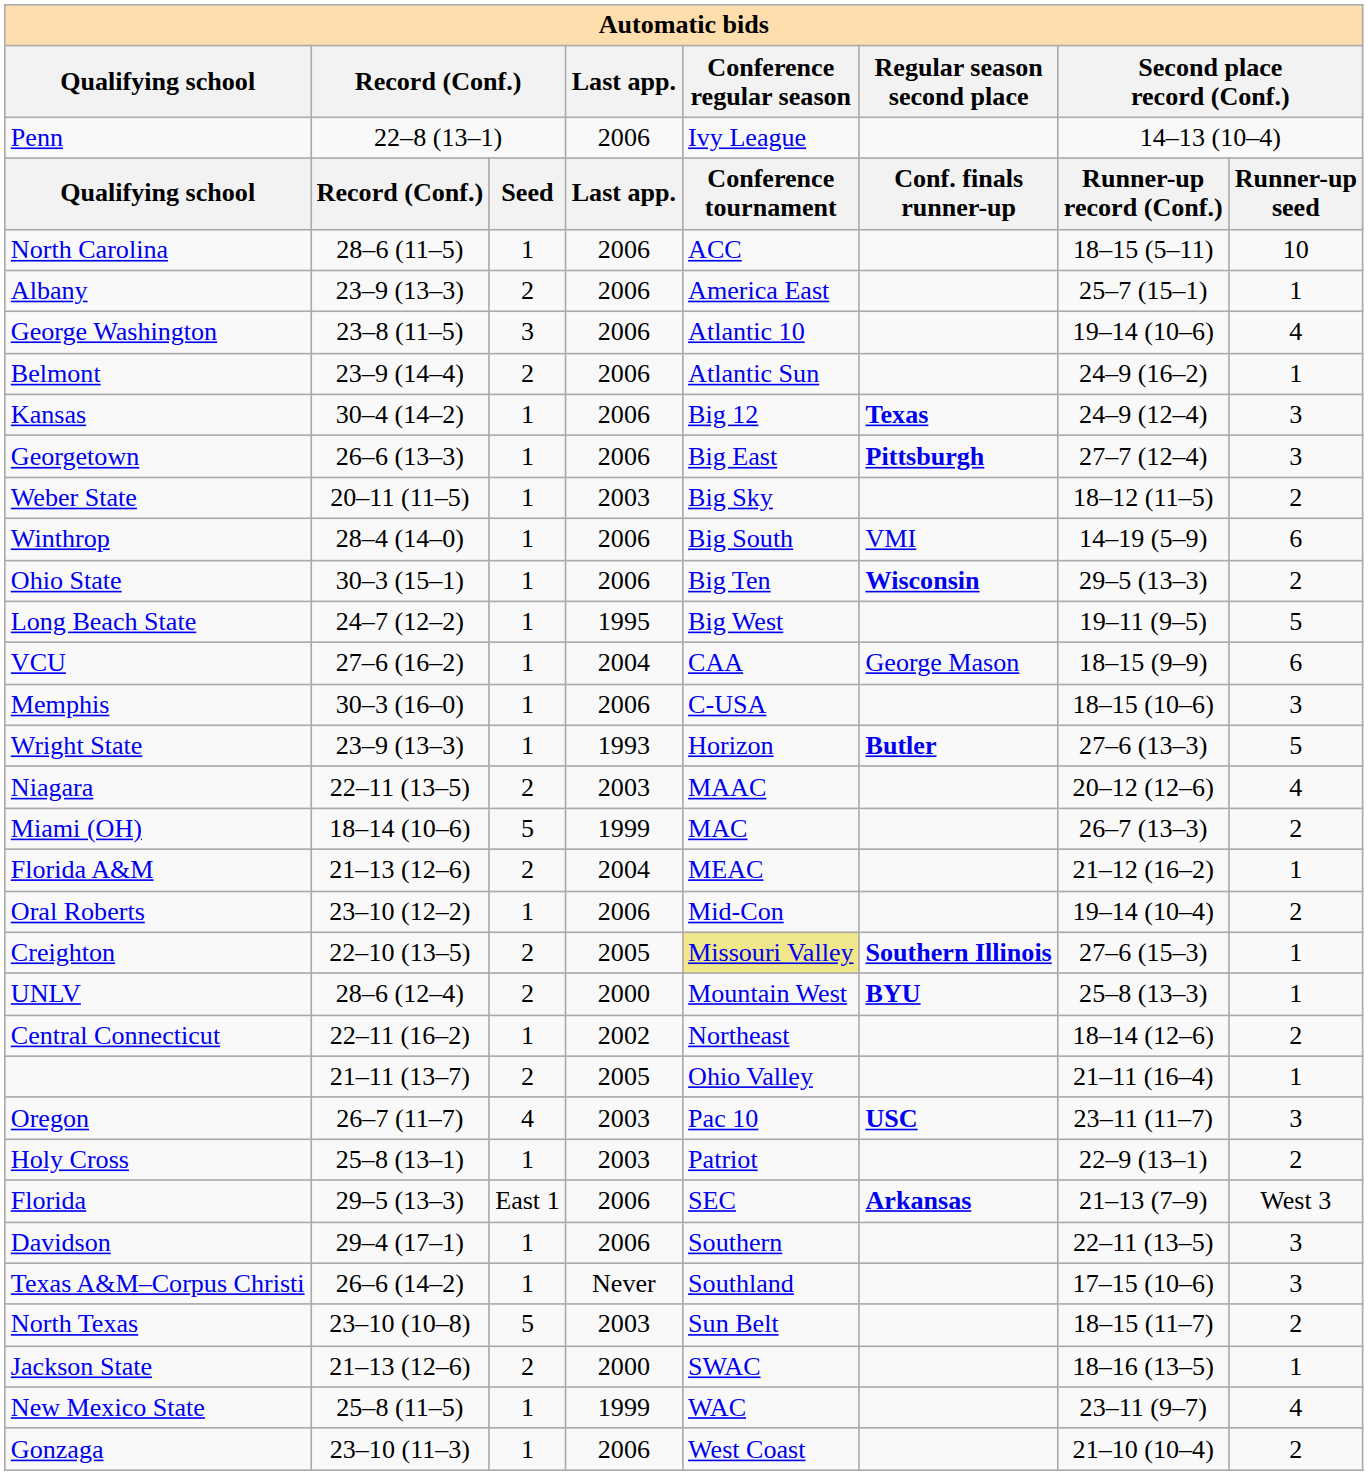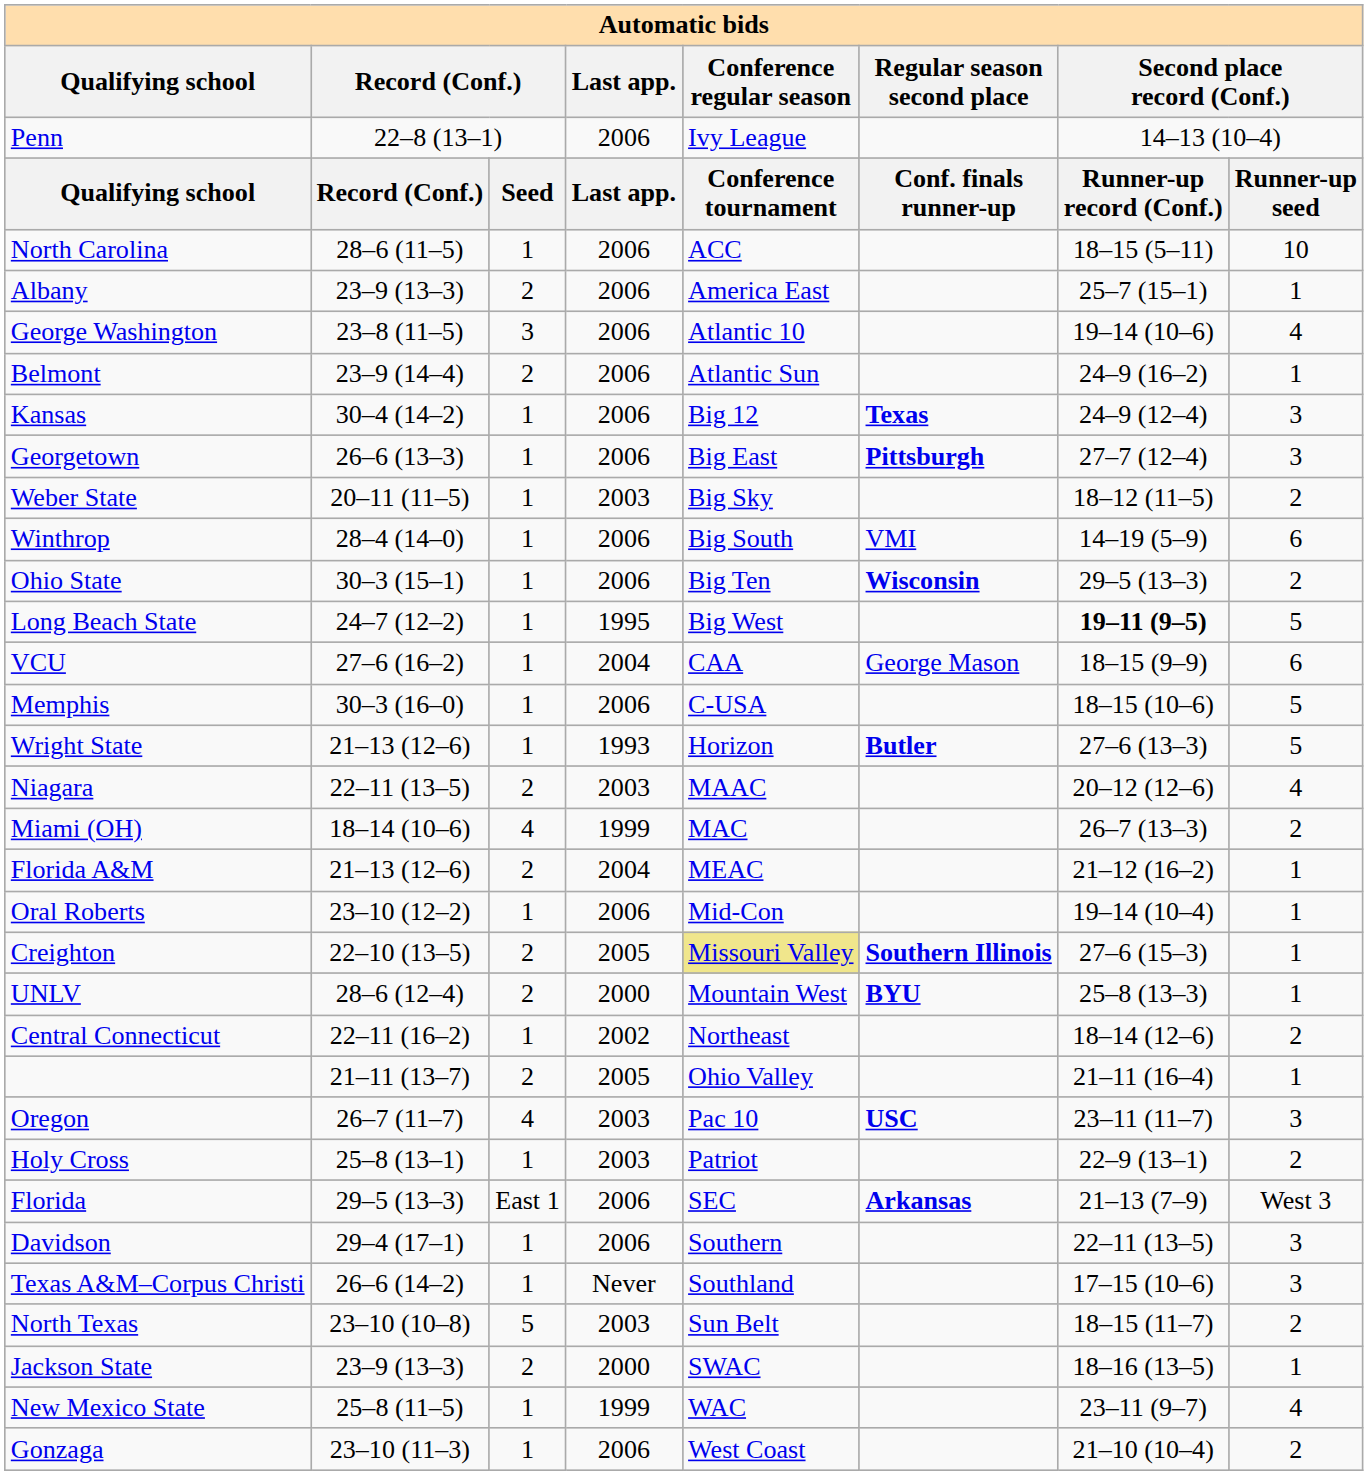(1143, 621) normal -> (1143, 621) bold
(1296, 704) 3 -> (1296, 704) 5
(400, 745) 23–9 (13–3) -> (400, 745) 21–13 (12–6)
(527, 828) 5 -> (527, 828) 4
(1296, 911) 2 -> (1296, 911) 1
(400, 1366) 21–13 (12–6) -> (400, 1366) 23–9 (13–3)
